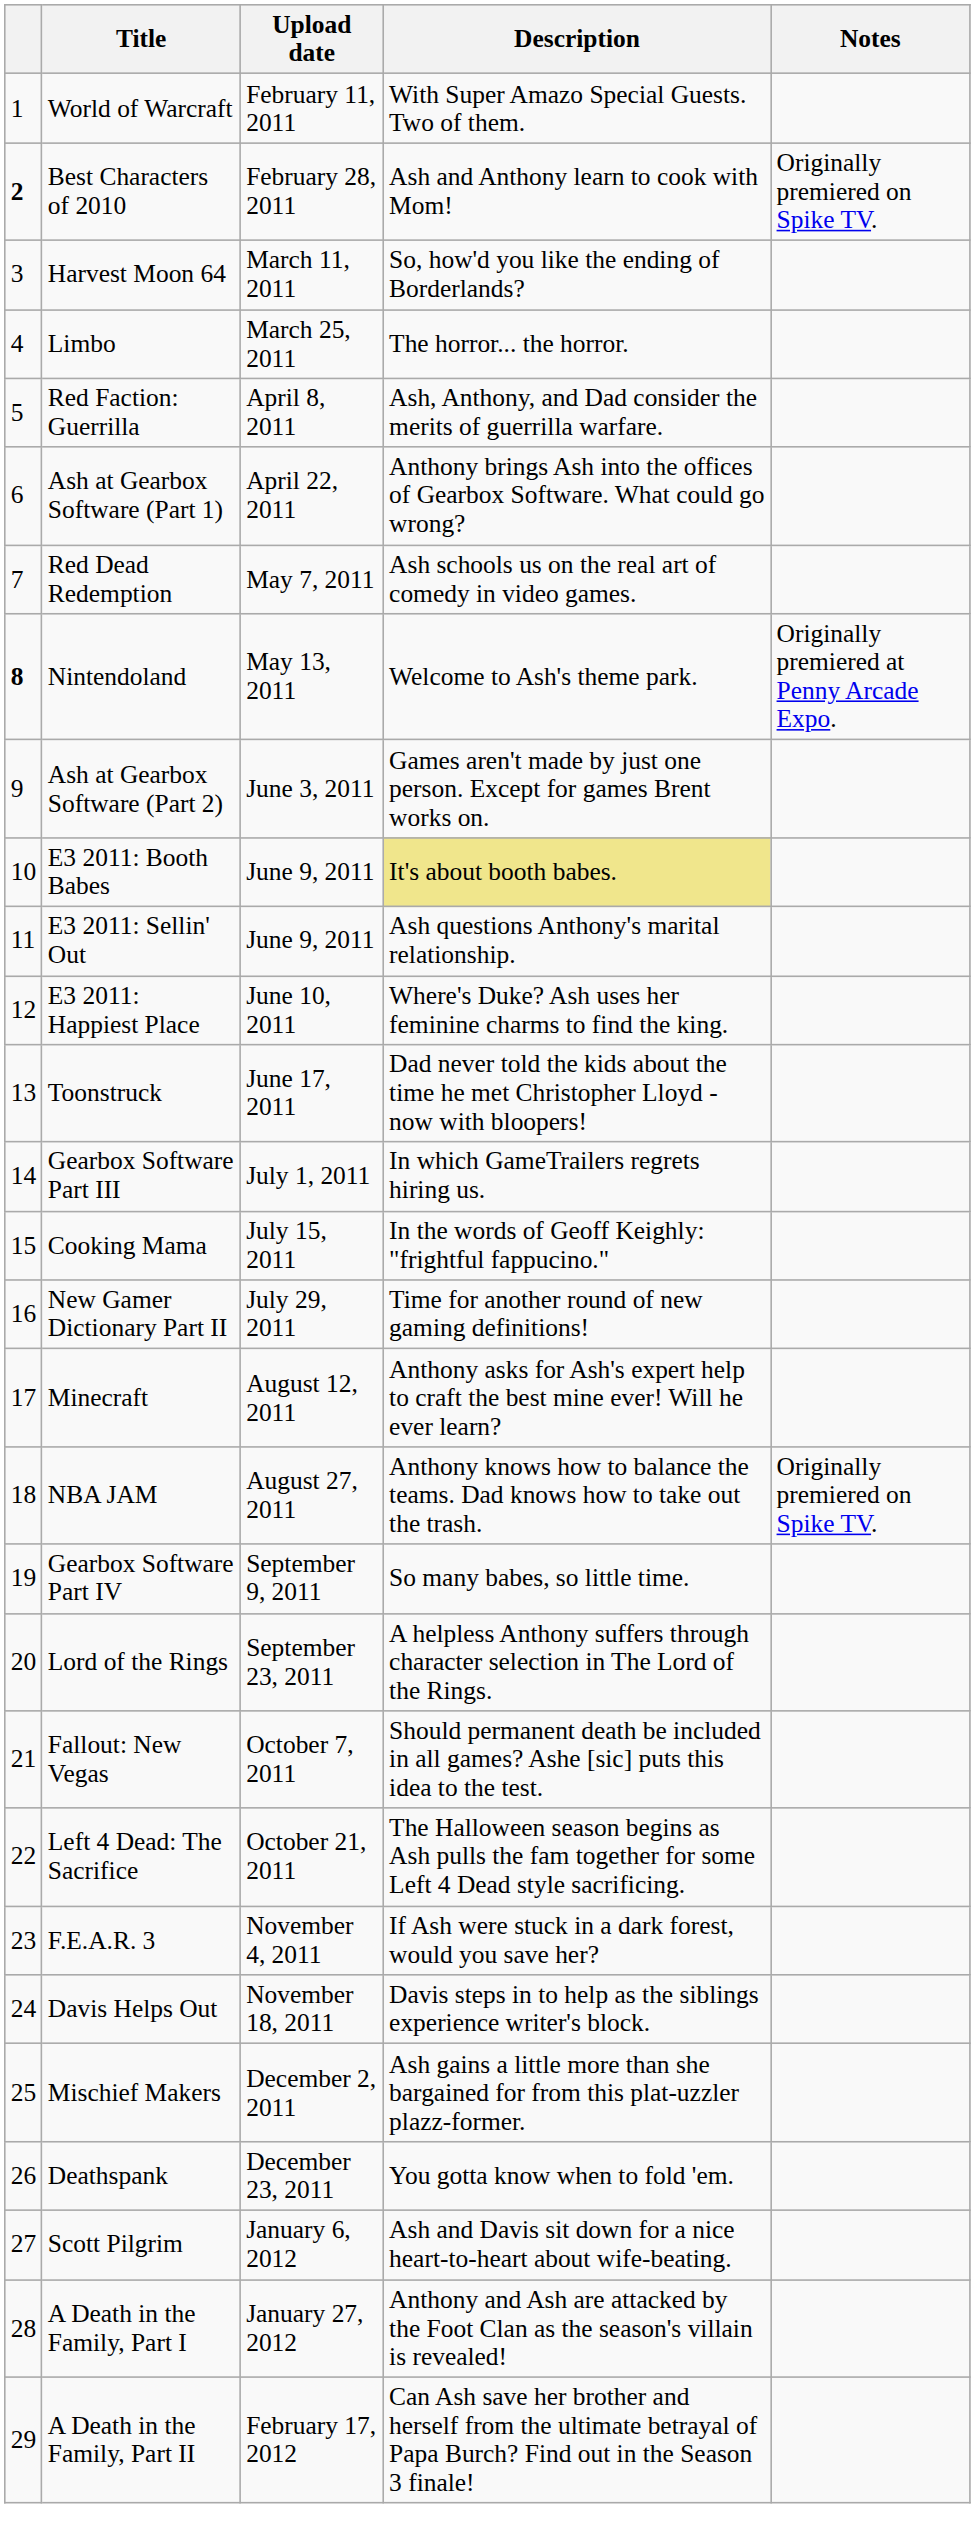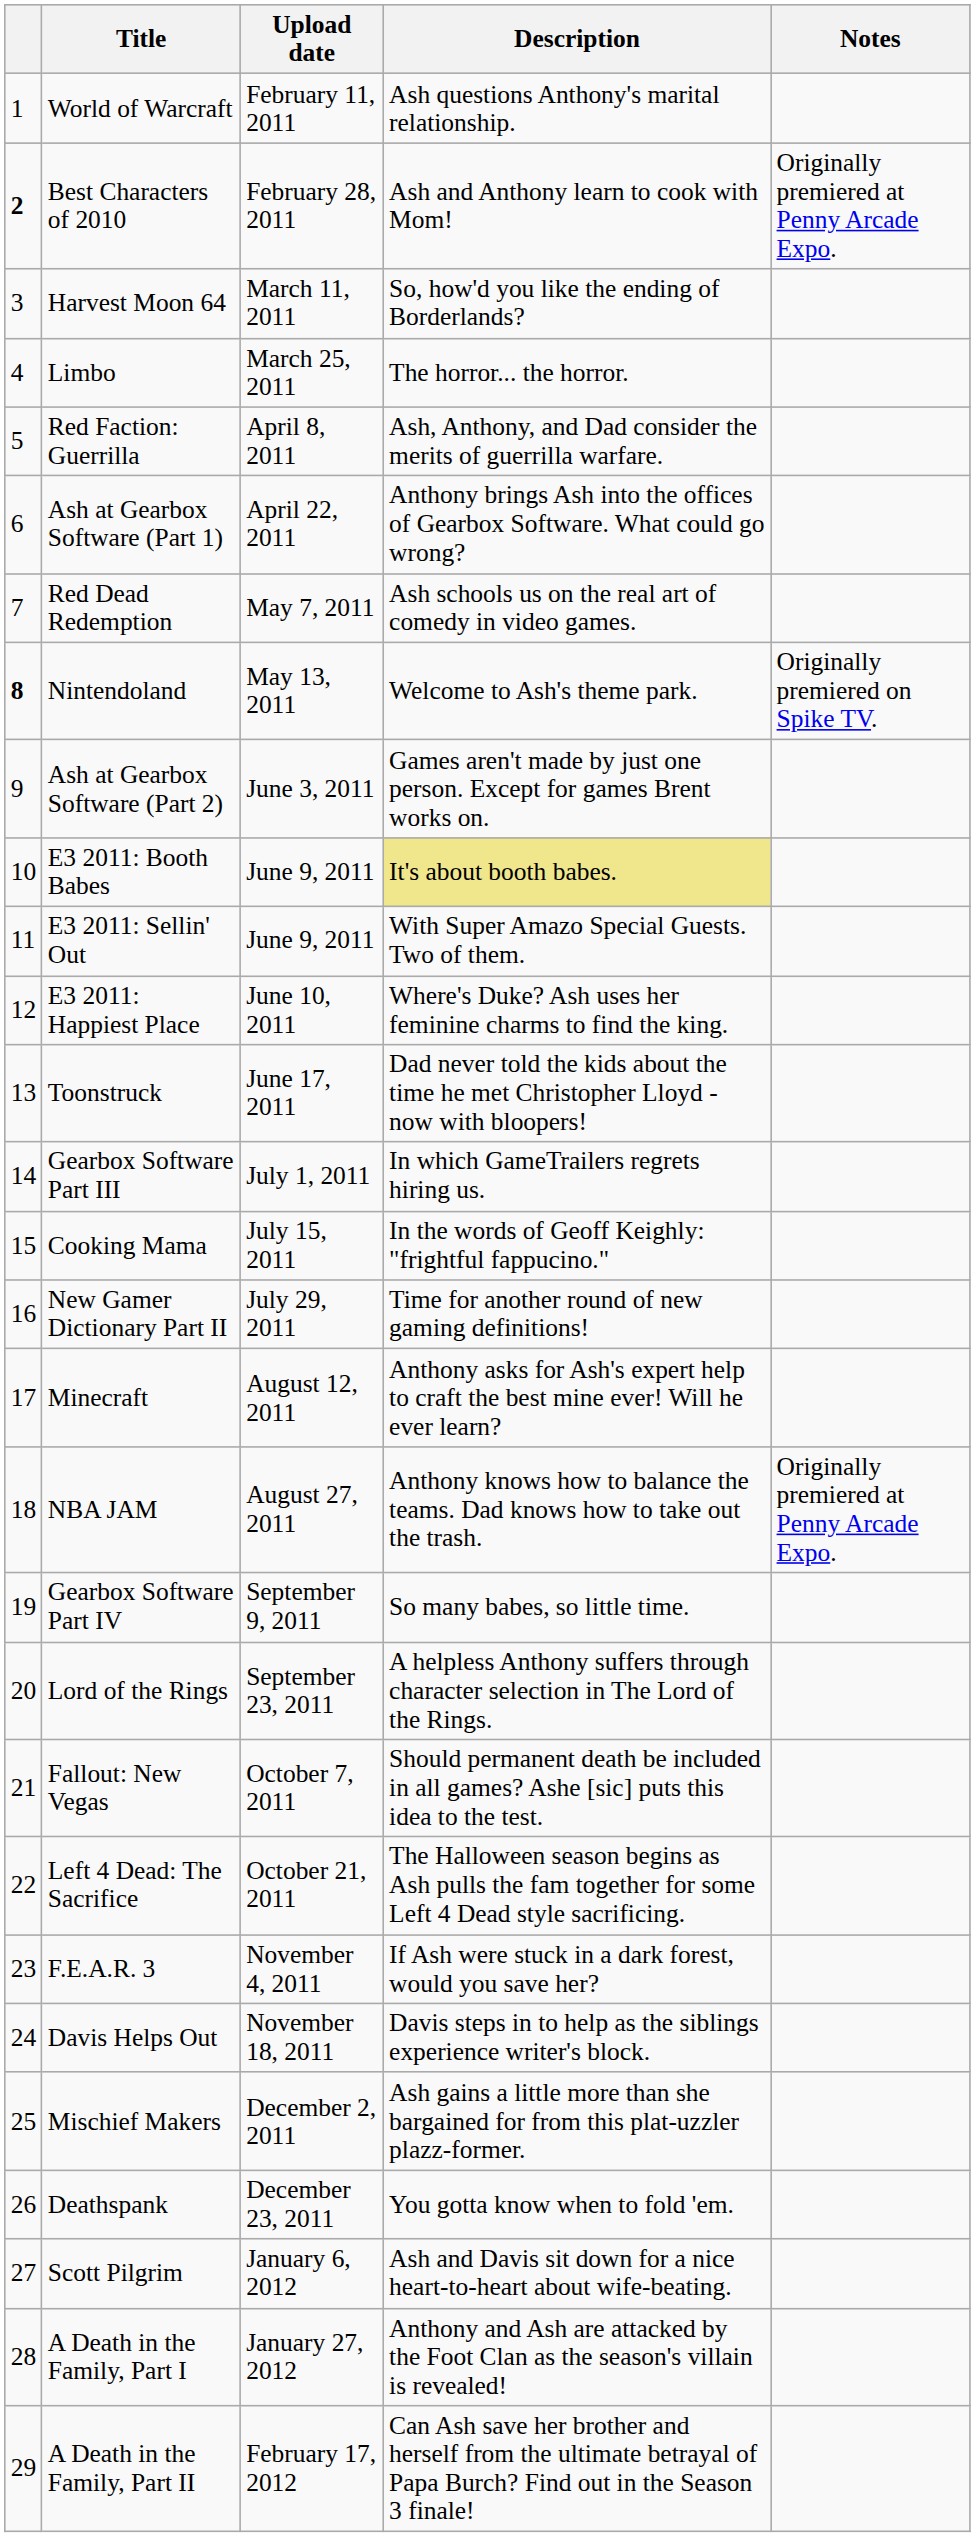(568, 107) With Super Amazo Special Guests. Two of them. -> (554, 107) Ash questions Anthony's marital relationship.
(844, 191) Originally premiered on Spike TV. -> (848, 205) Originally premiered at Penny Arcade Expo.
(848, 676) Originally premiered at Penny Arcade Expo. -> (844, 690) Originally premiered on Spike TV.
(554, 940) Ash questions Anthony's marital relationship. -> (568, 940) With Super Amazo Special Guests. Two of them.
(844, 1495) Originally premiered on Spike TV. -> (848, 1509) Originally premiered at Penny Arcade Expo.
